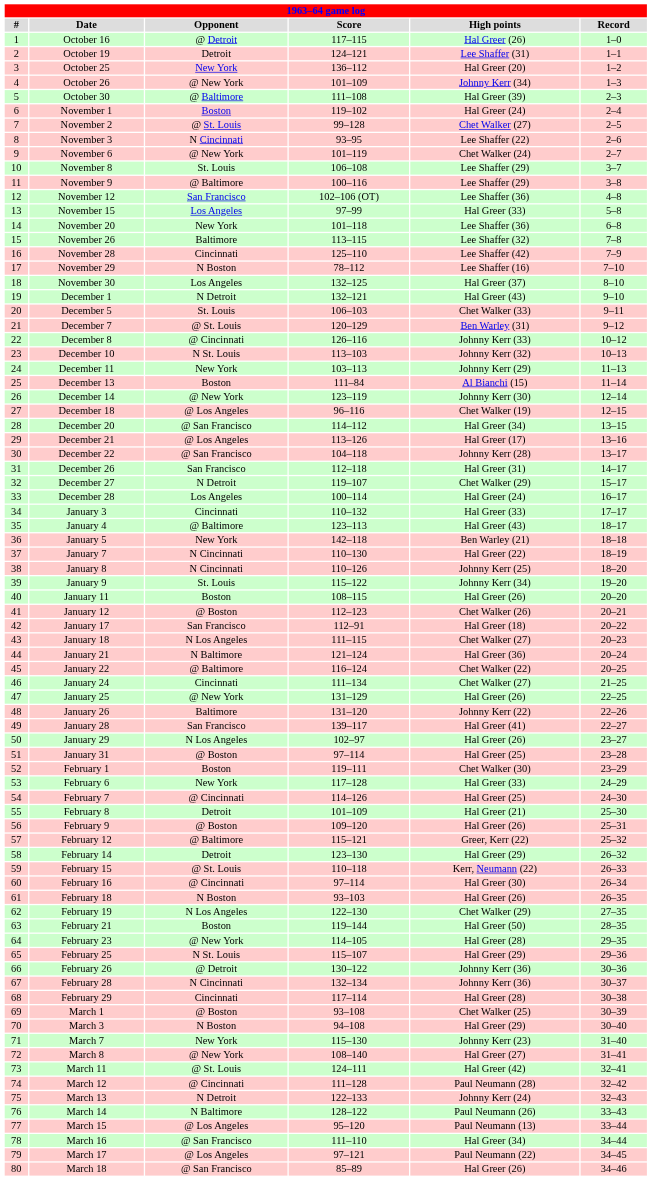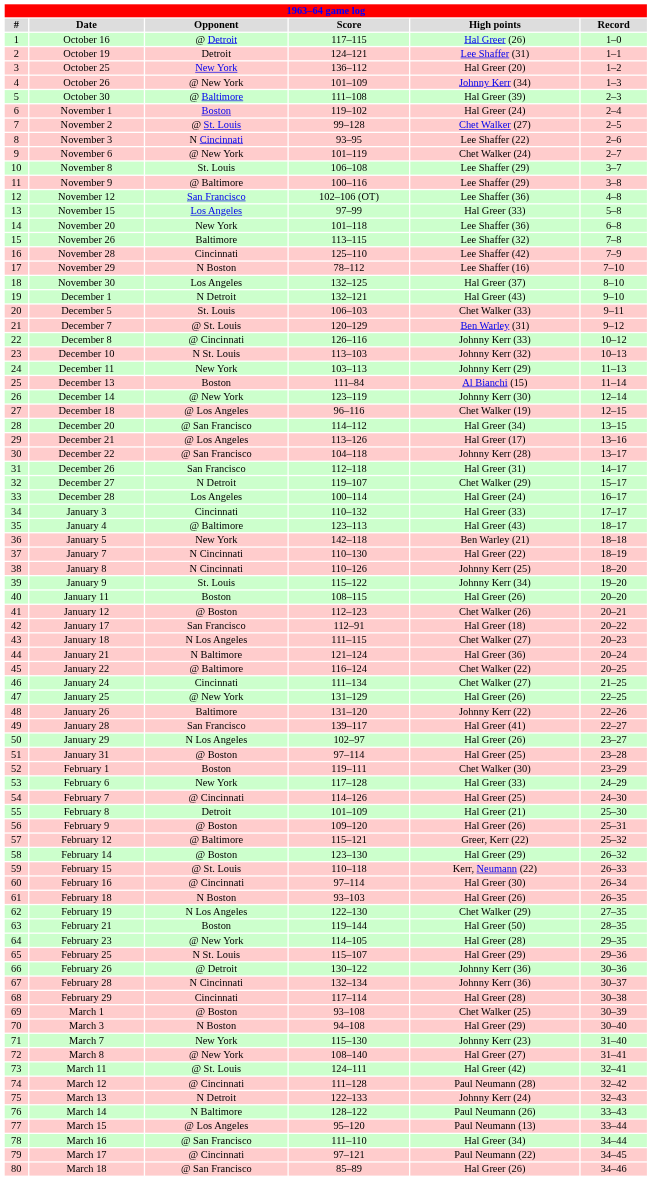(216, 854) Detroit -> (216, 854) @ Boston
(216, 1154) @ Los Angeles -> (216, 1154) @ Cincinnati
